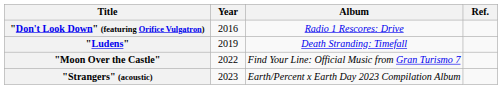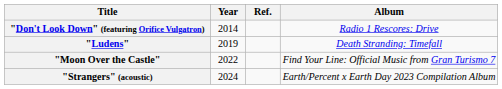columns swapped: (354, 12) <-> (480, 12)
(228, 28) 2016 -> (228, 28) 2014
(228, 76) 2023 -> (228, 76) 2024
